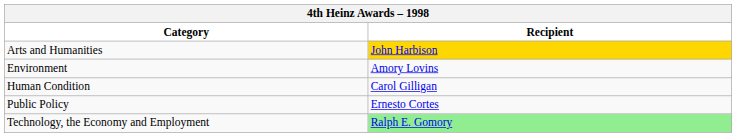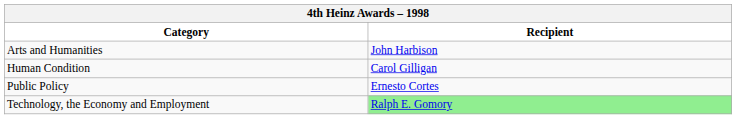(404, 50) gold background -> (404, 50) no background
- row: (37, 68)
